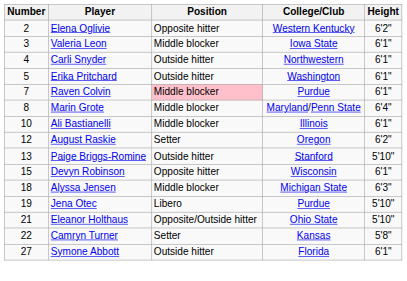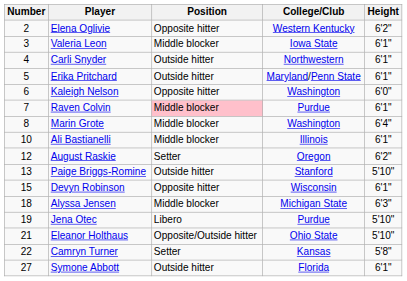(314, 76) Washington -> (314, 76) Maryland/Penn State
+ row: (85, 92)
(314, 108) Maryland/Penn State -> (314, 124) Washington
